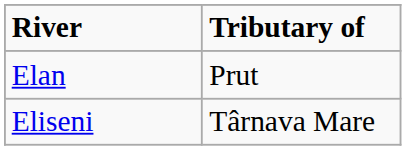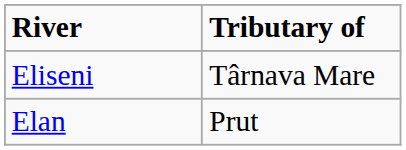rows swapped: (39, 74) <-> (53, 121)
